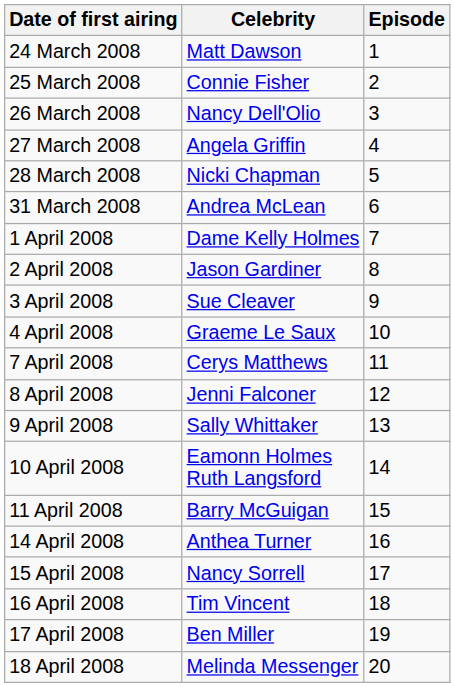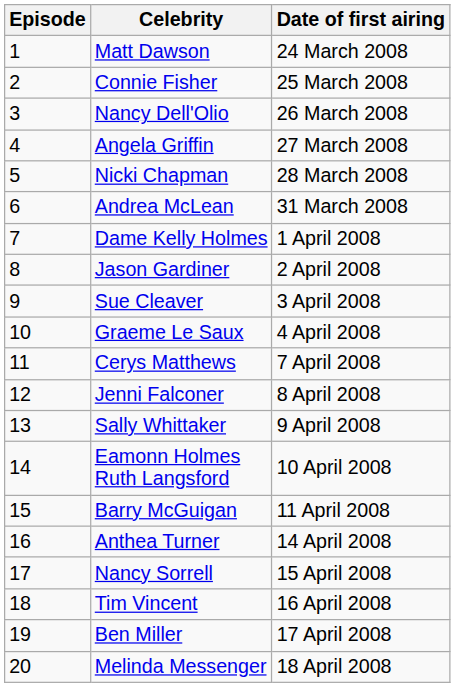columns swapped: (407, 20) <-> (93, 20)
